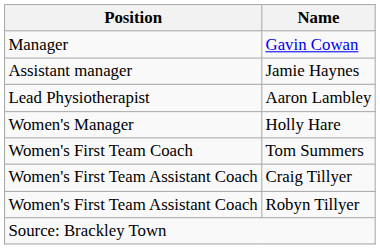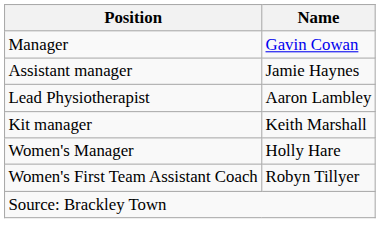+ row: (316, 124)
- row: (315, 151)
- row: (309, 177)
